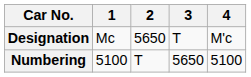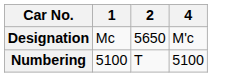- column: (188, 15)
